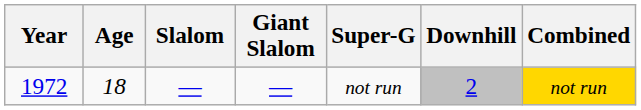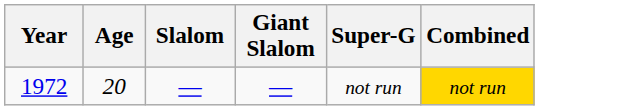- column: (471, 35)
(114, 85) 18 -> (114, 85) 20
